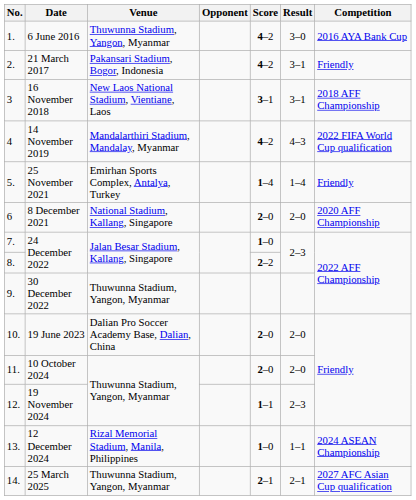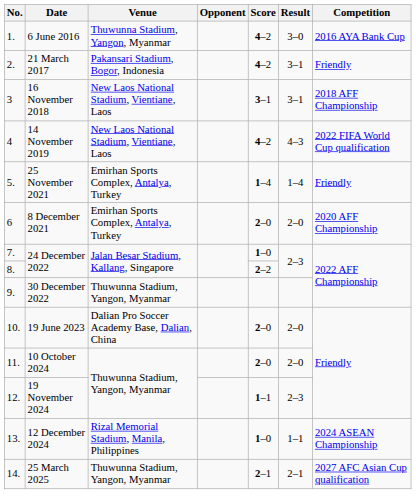(140, 141) Mandalarthiri Stadium, Mandalay, Myanmar -> (133, 141) New Laos National Stadium, Vientiane, Laos
(131, 217) National Stadium, Kallang, Singapore -> (131, 223) Emirhan Sports Complex, Antalya, Turkey
